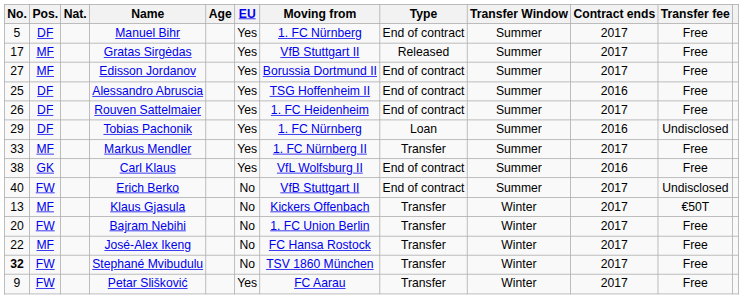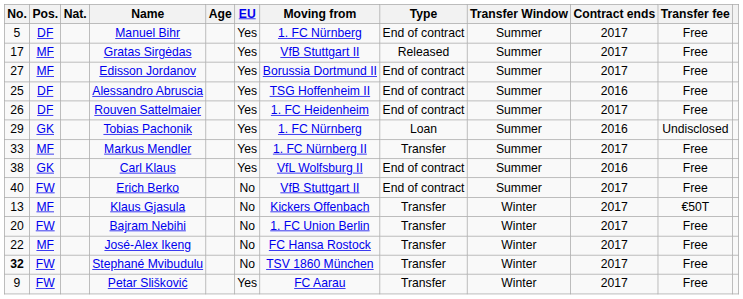(45, 129) DF -> (45, 129) GK
(695, 187) Undisclosed -> (695, 187) Free
